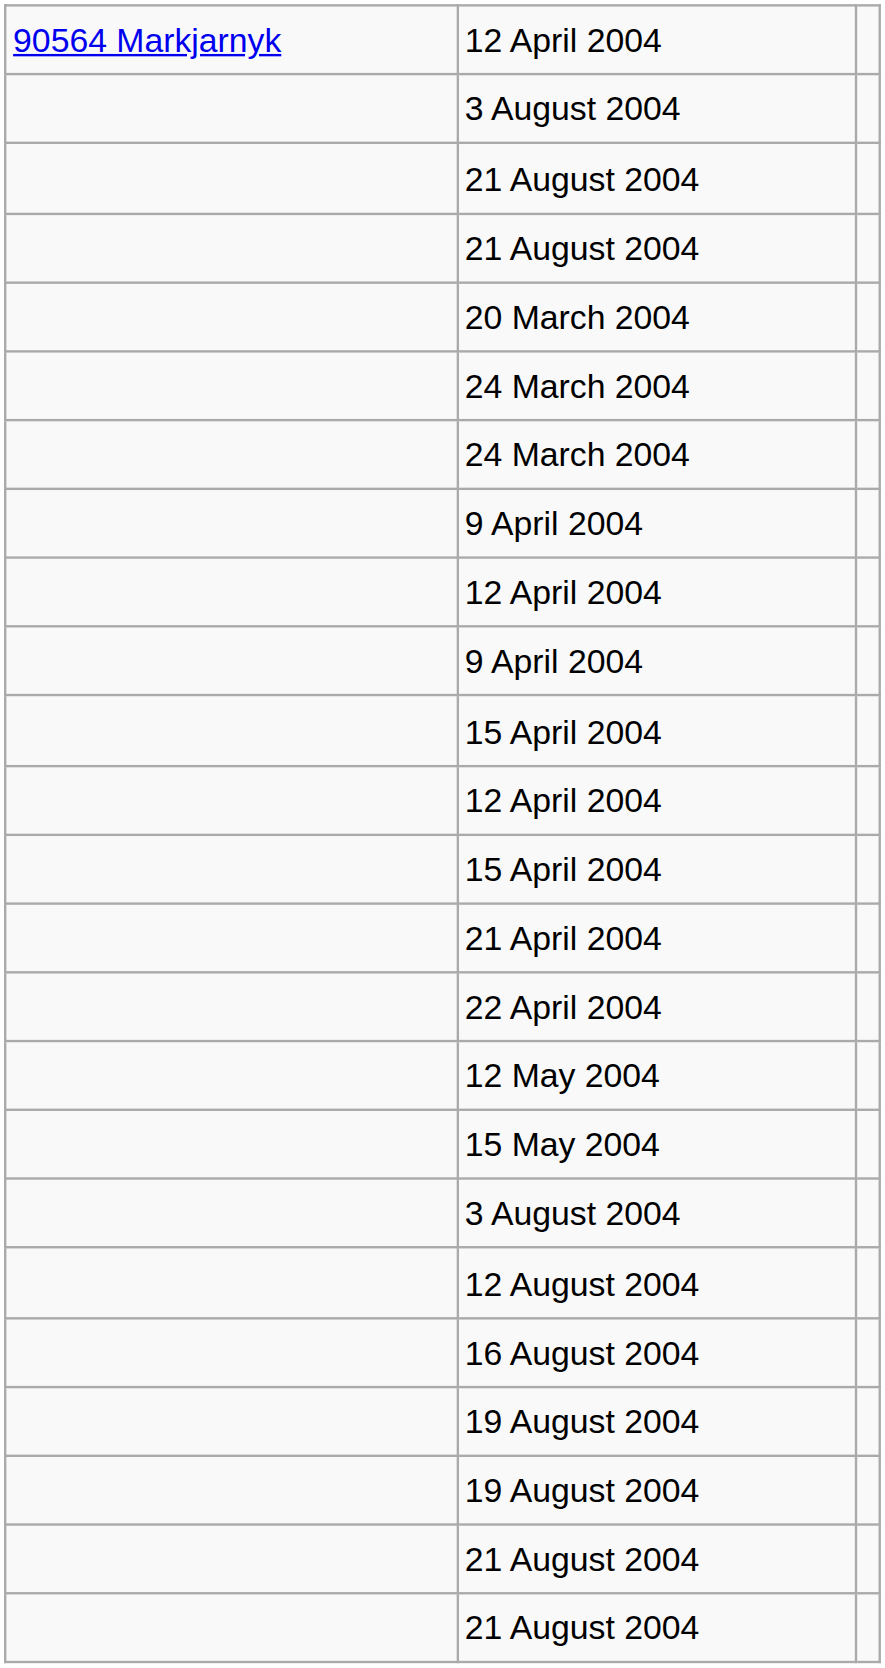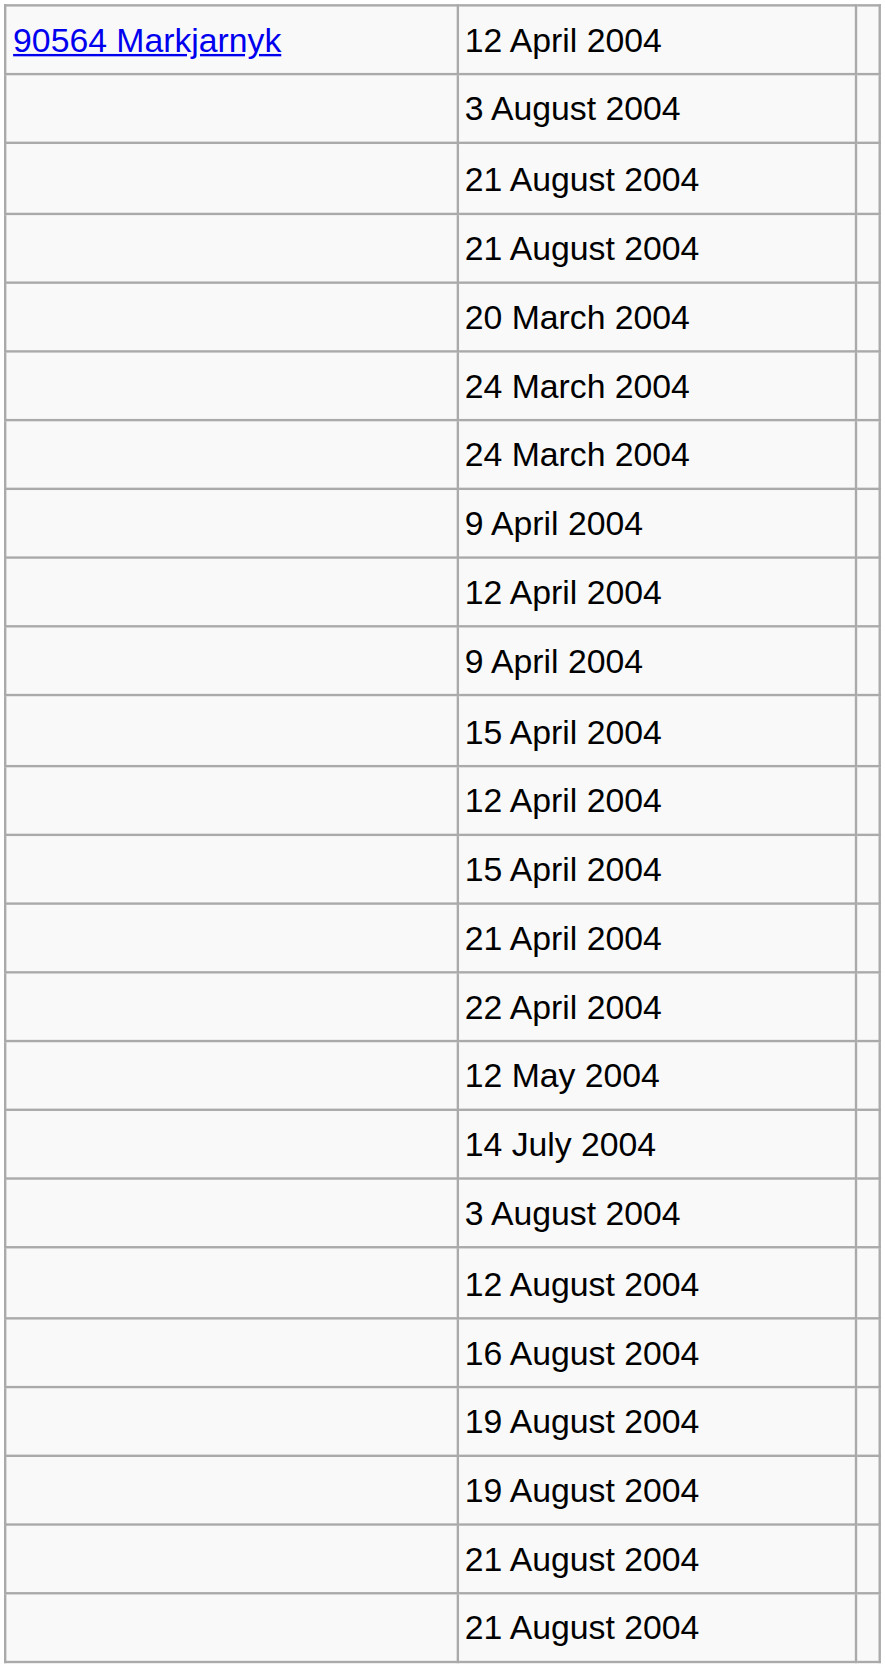- row: (231, 1145)
+ row: (231, 1145)
